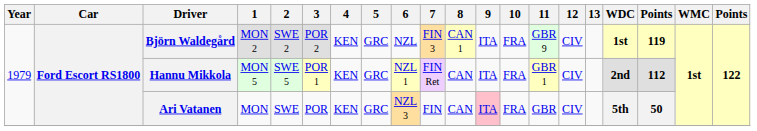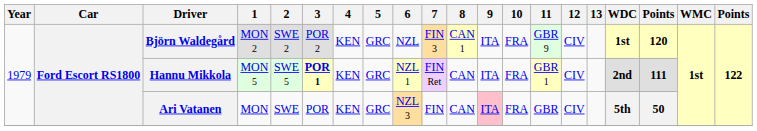(656, 41) 119 -> (658, 41) 120
(316, 75) normal -> (317, 75) bold
(656, 75) 112 -> (658, 75) 111
